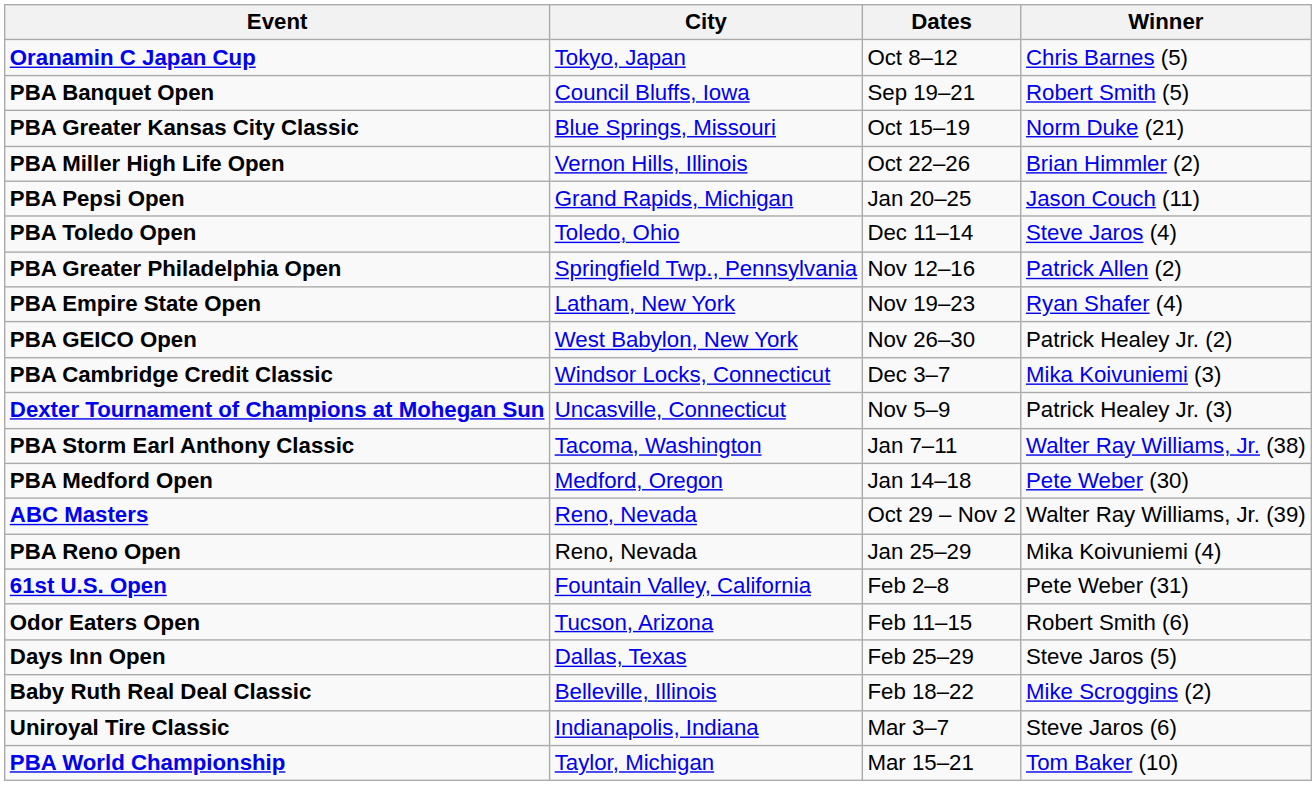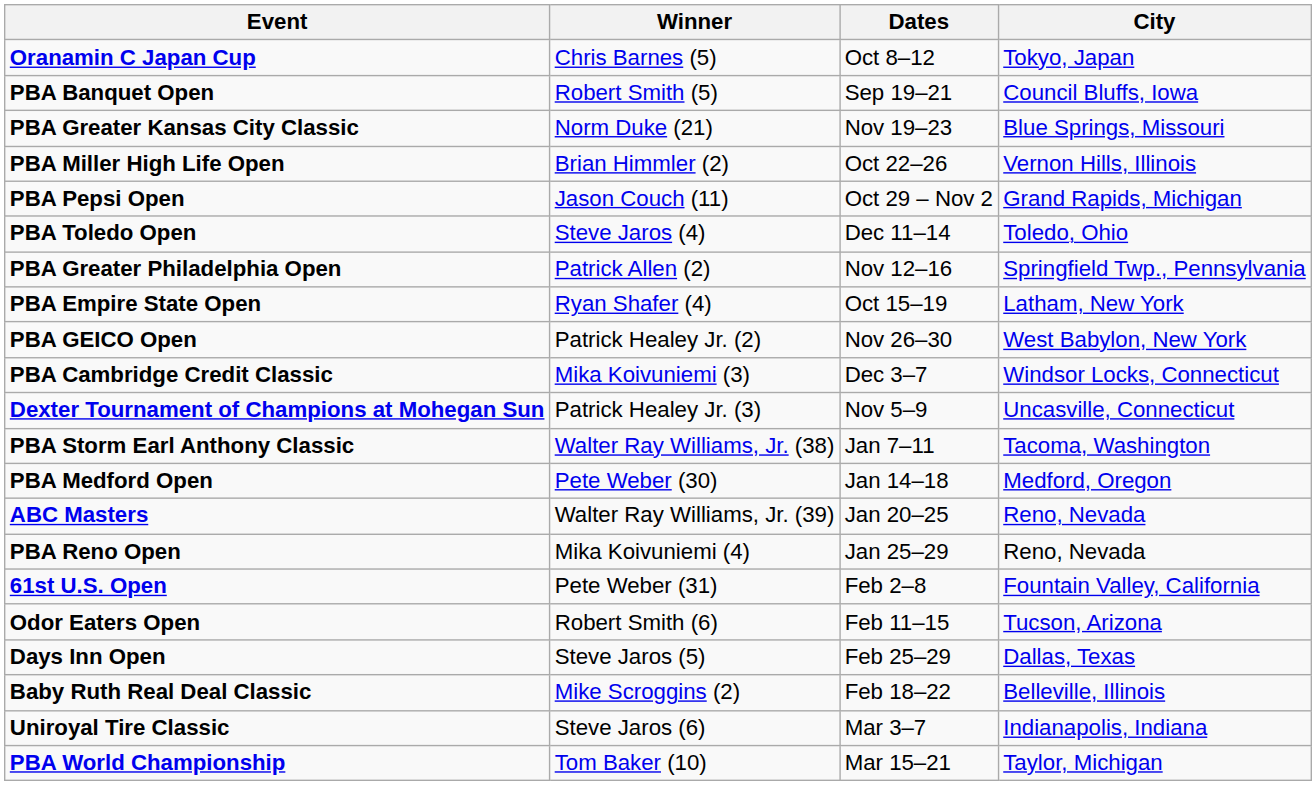columns swapped: (706, 22) <-> (1166, 22)
(919, 127) Oct 15–19 -> (898, 127) Nov 19–23
(919, 198) Jan 20–25 -> (919, 198) Oct 29 – Nov 2
(921, 304) Nov 19–23 -> (896, 304) Oct 15–19
(942, 515) Oct 29 – Nov 2 -> (897, 515) Jan 20–25
